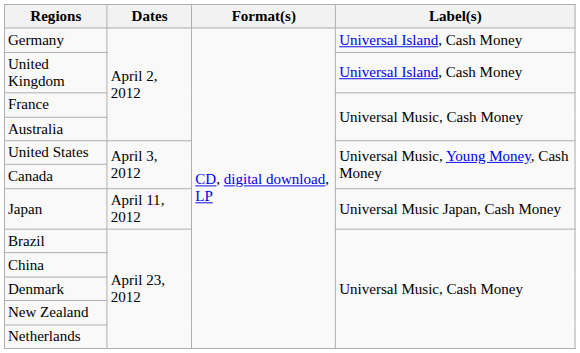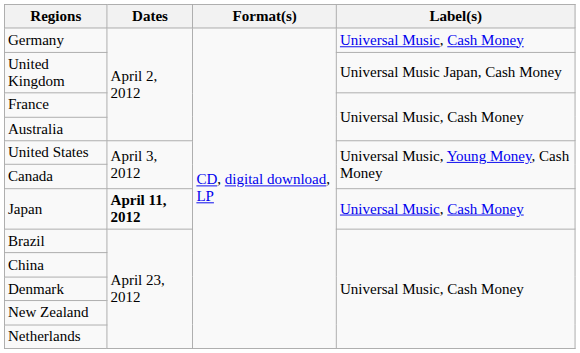(431, 40) Universal Island, Cash Money -> (432, 40) Universal Music, Cash Money
(431, 72) Universal Island, Cash Money -> (451, 72) Universal Music Japan, Cash Money
(138, 208) normal -> (139, 208) bold
(450, 208) Universal Music Japan, Cash Money -> (432, 208) Universal Music, Cash Money
